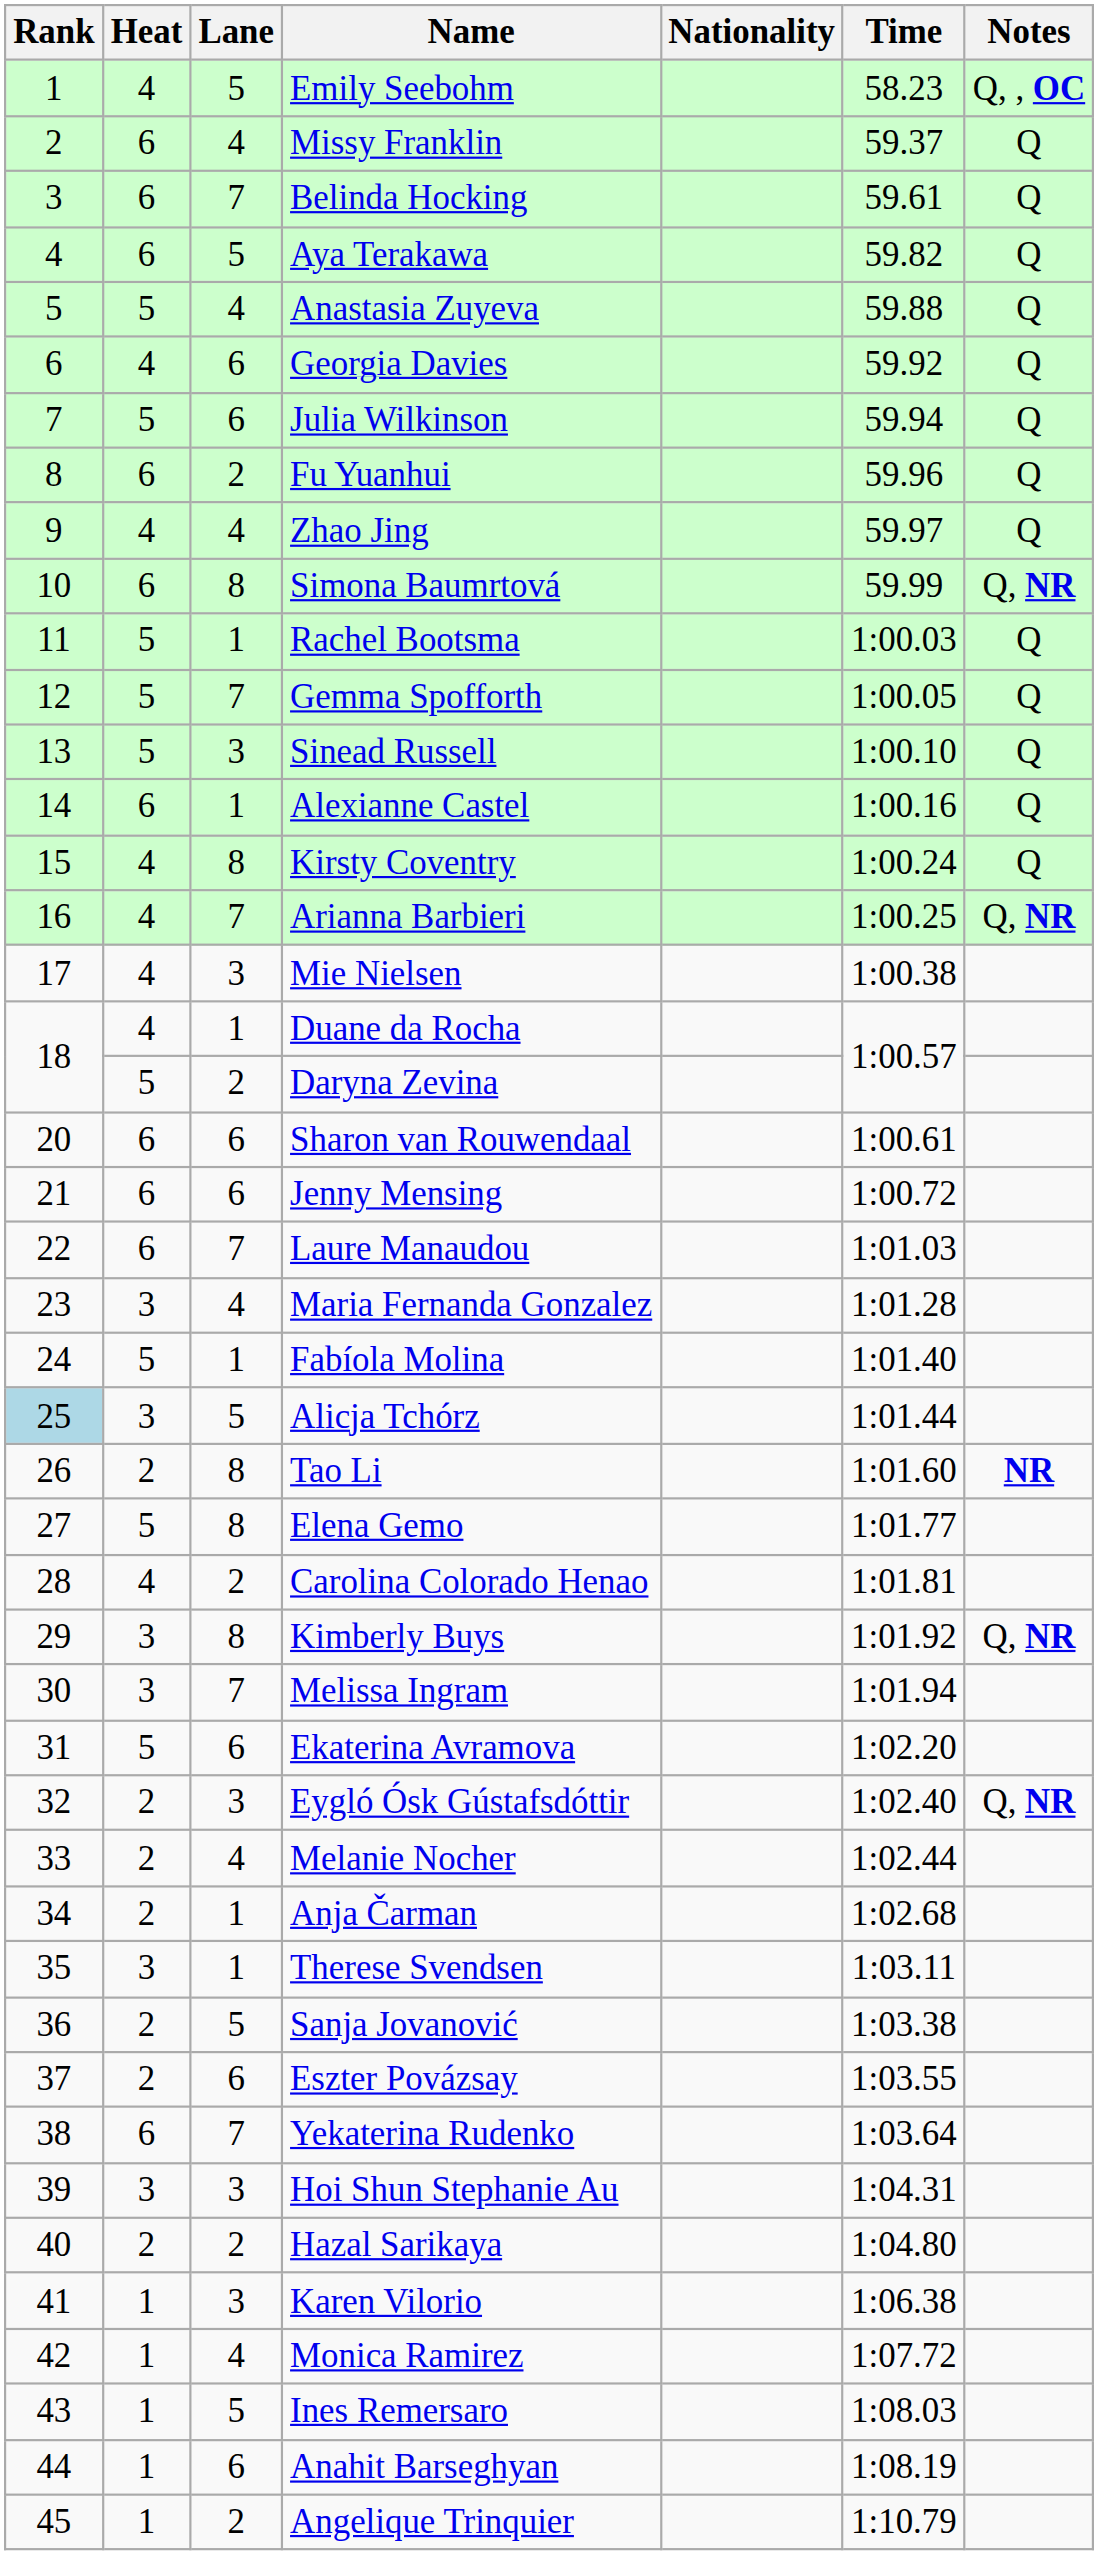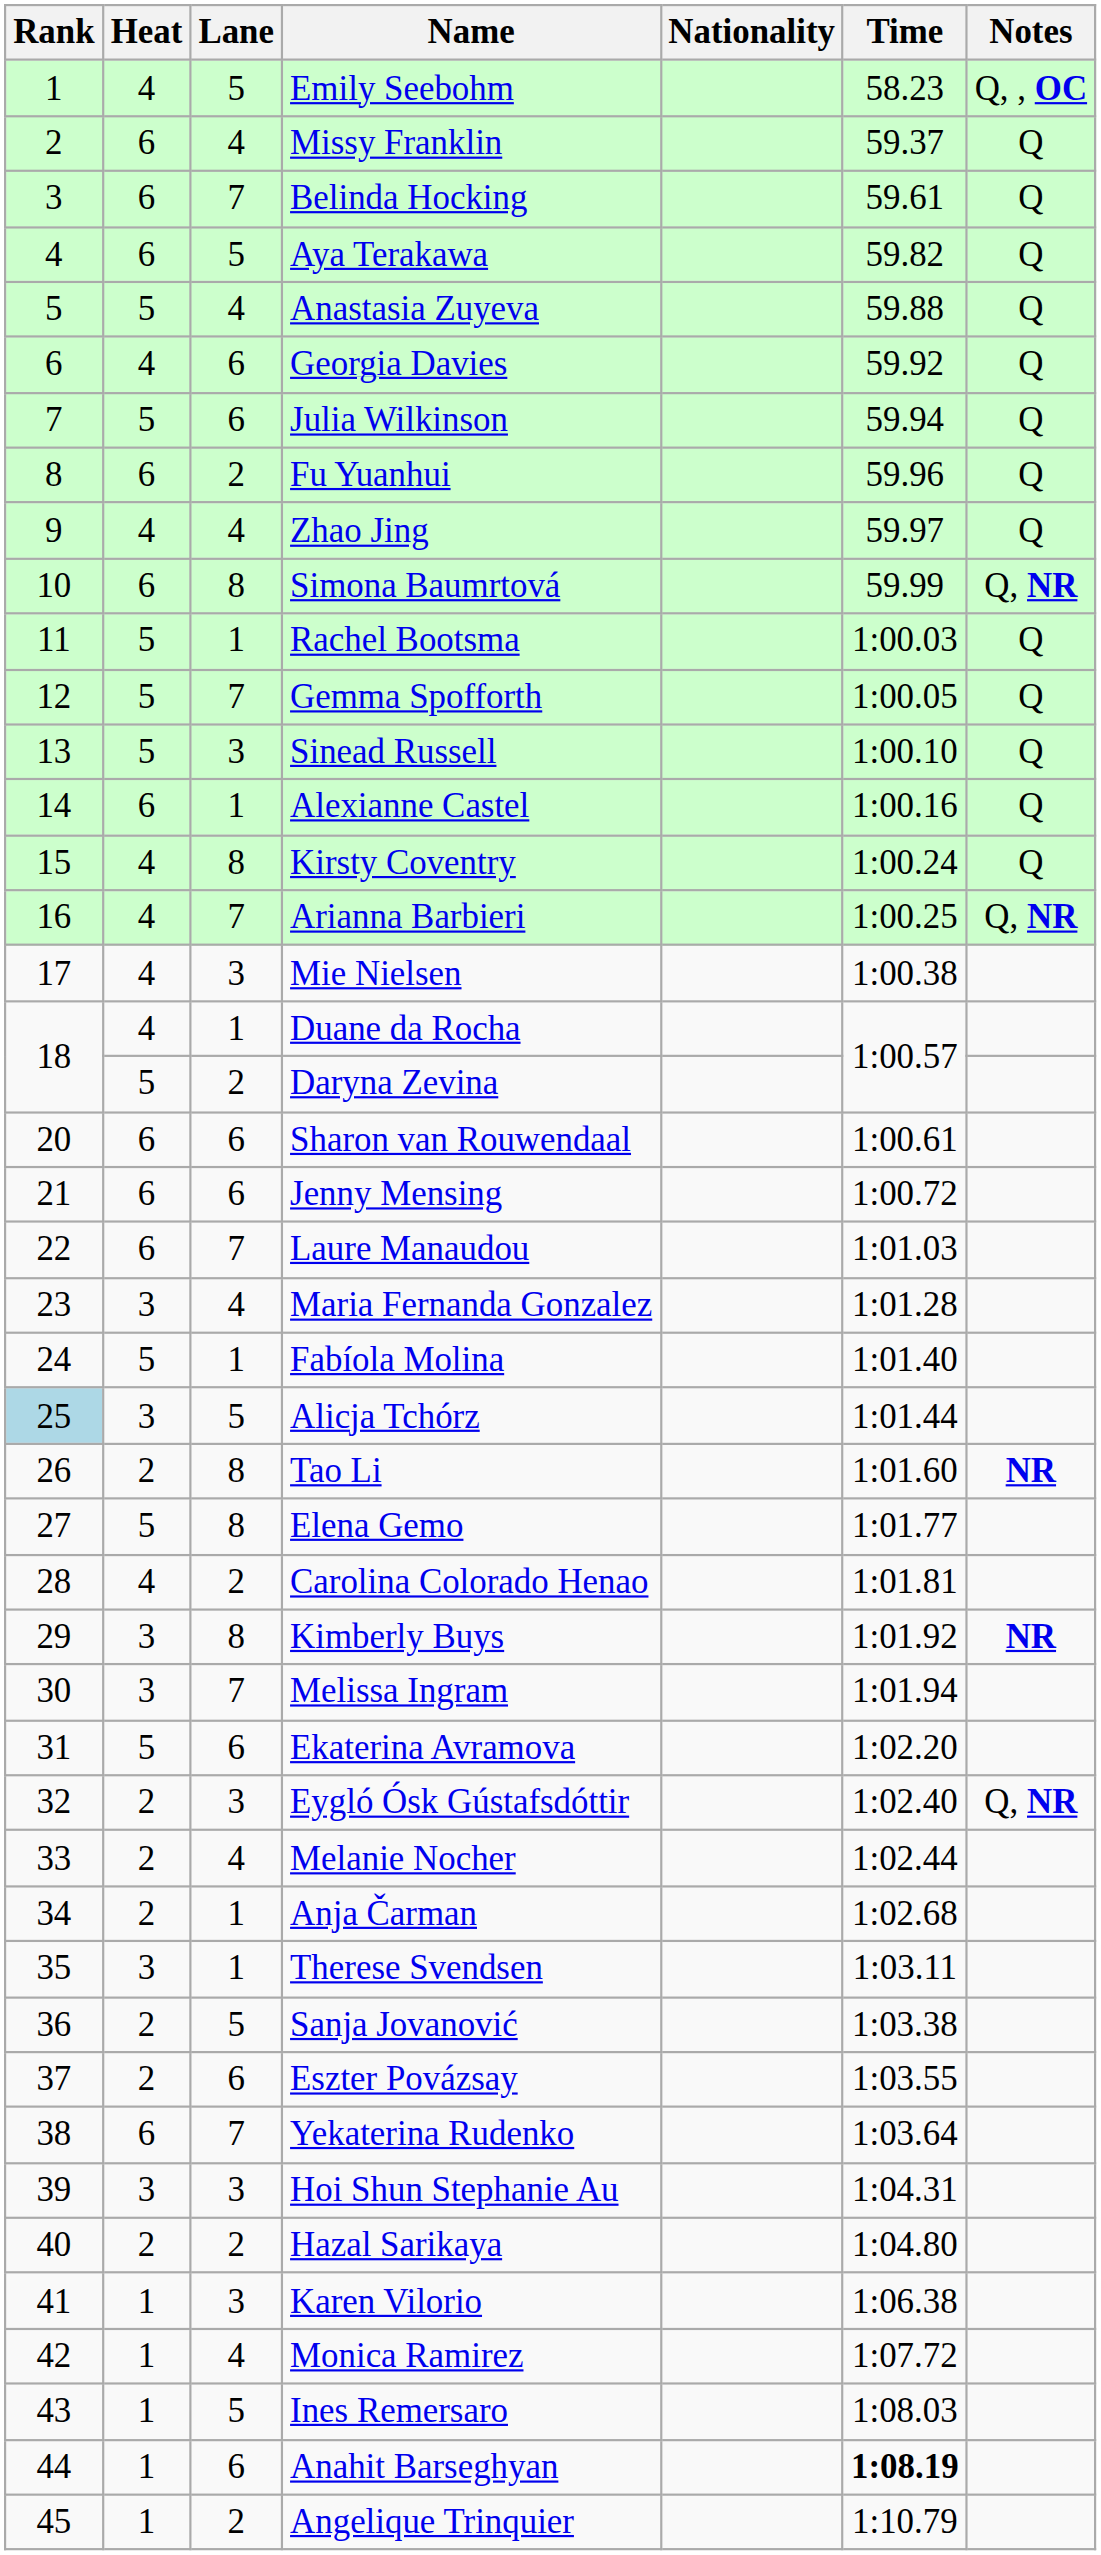(1029, 1636) Q, NR -> (1031, 1636) NR
(904, 2466) normal -> (905, 2466) bold
